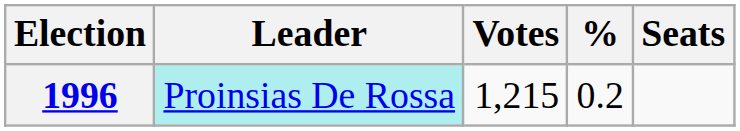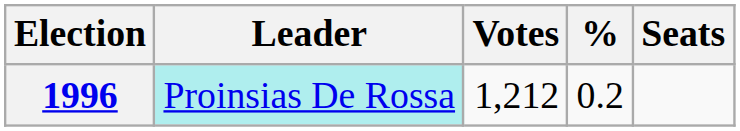(517, 94) 1,215 -> (517, 94) 1,212
